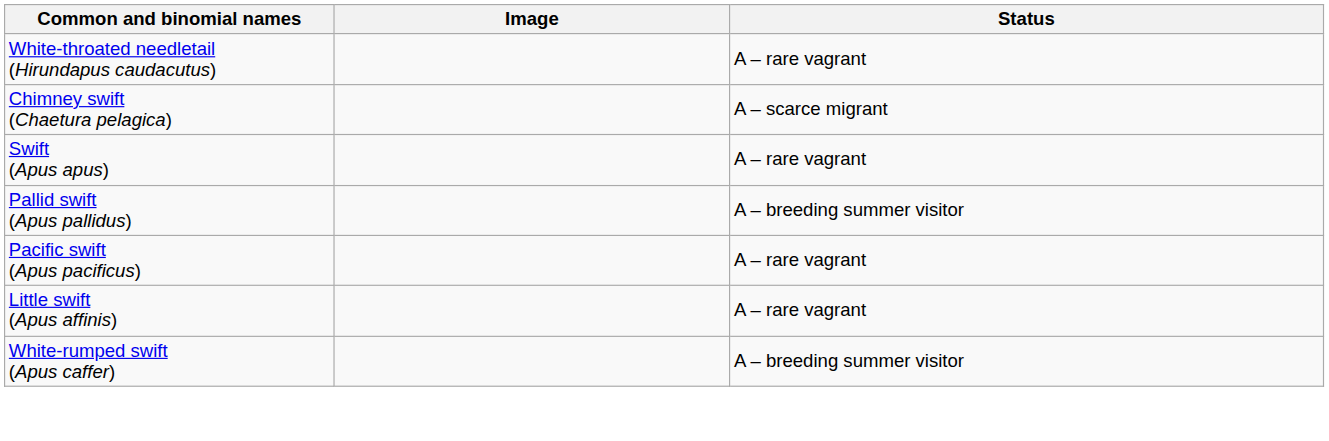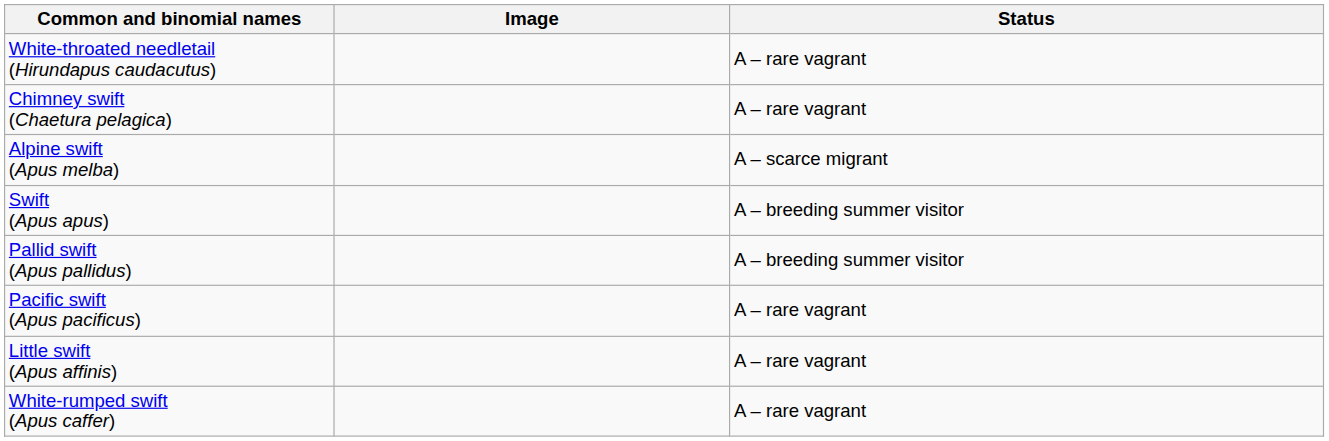(811, 109) A – scarce migrant -> (800, 109) A – rare vagrant
+ row: (64, 159)
(800, 159) A – rare vagrant -> (849, 210) A – breeding summer visitor
(849, 360) A – breeding summer visitor -> (800, 411) A – rare vagrant
